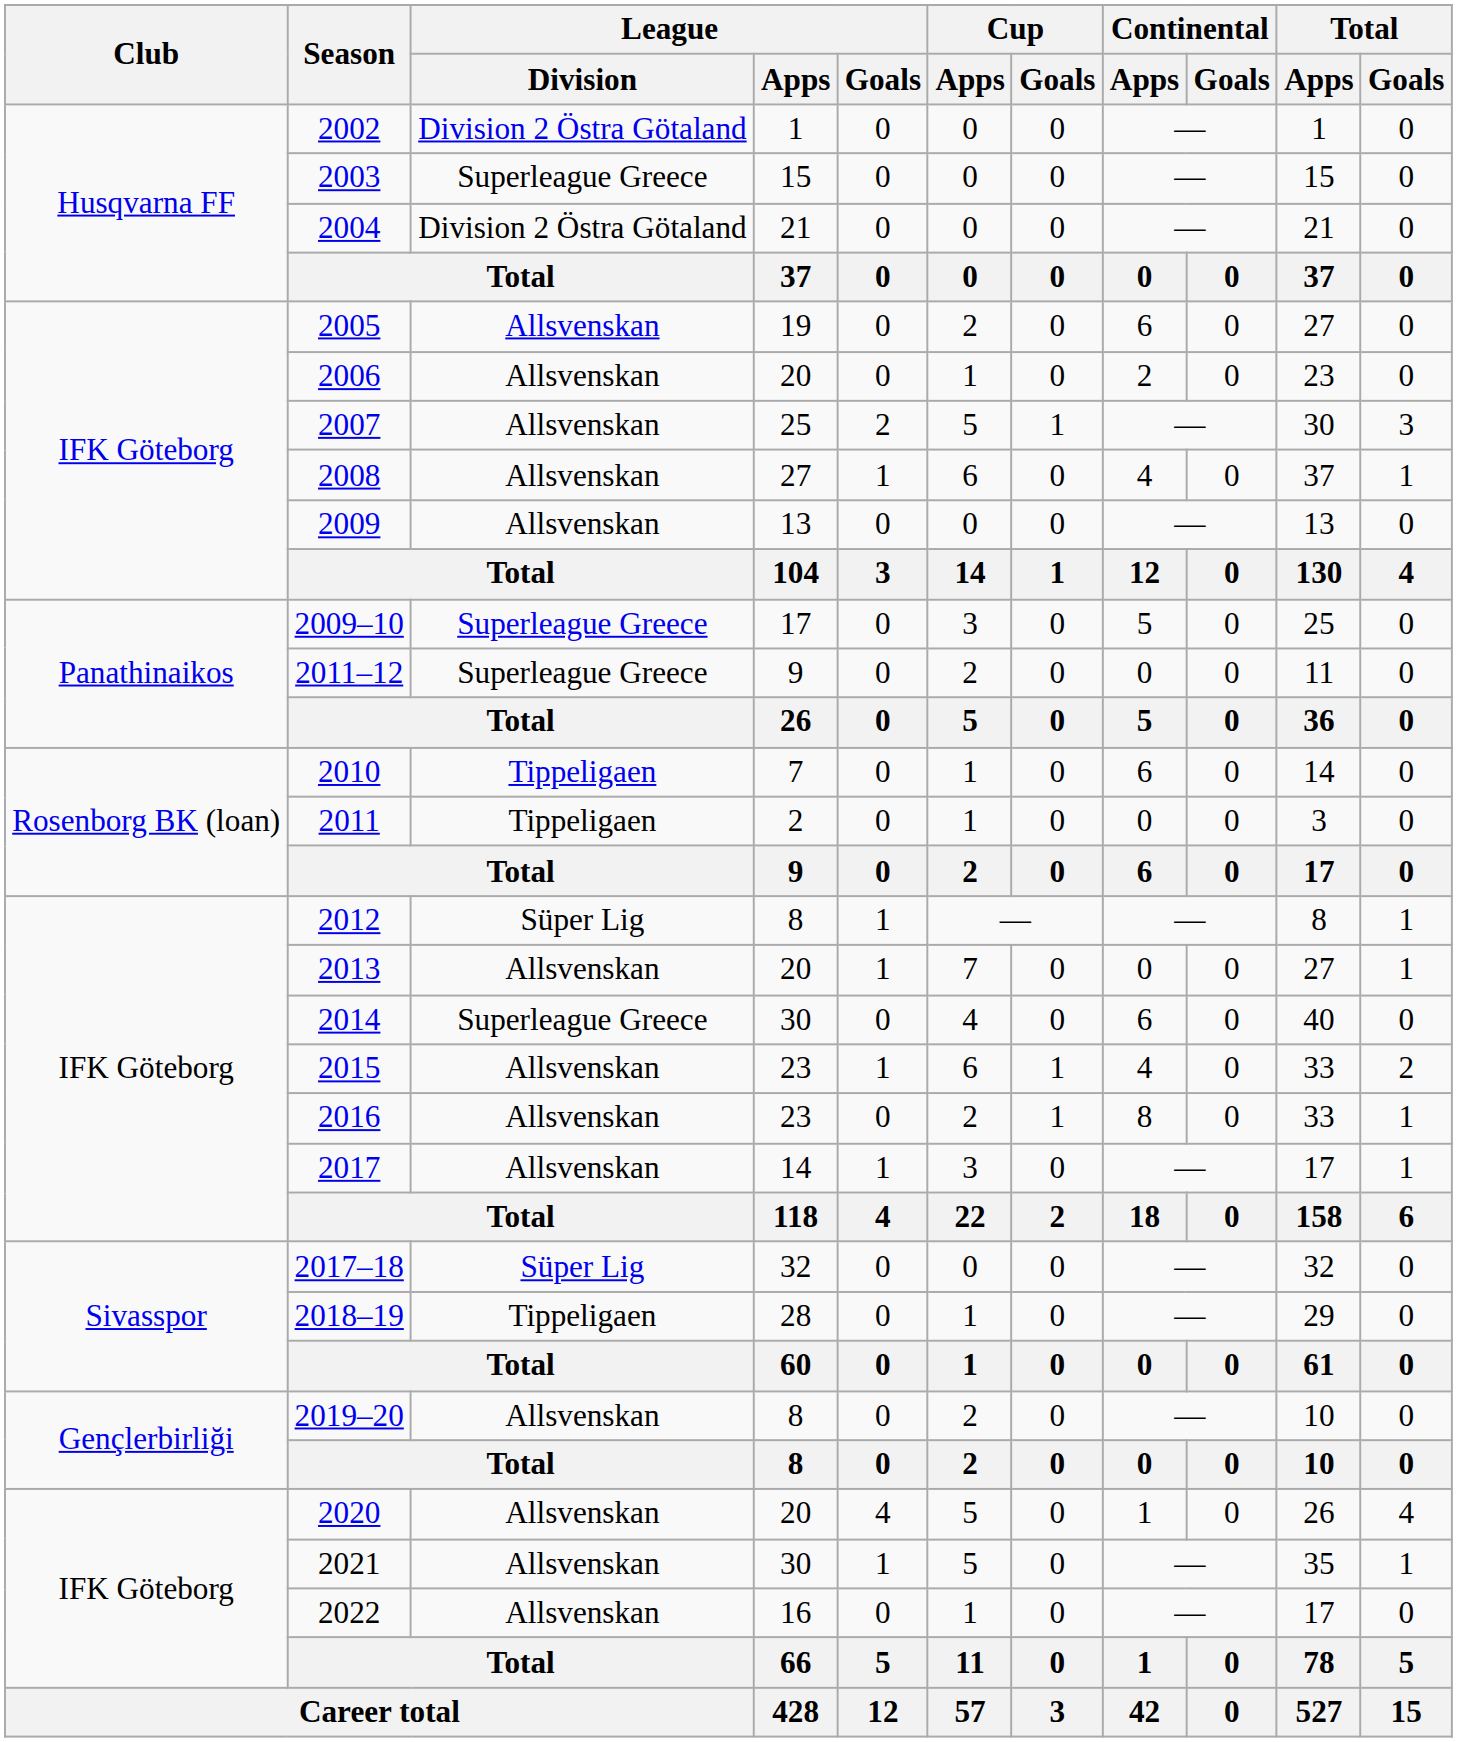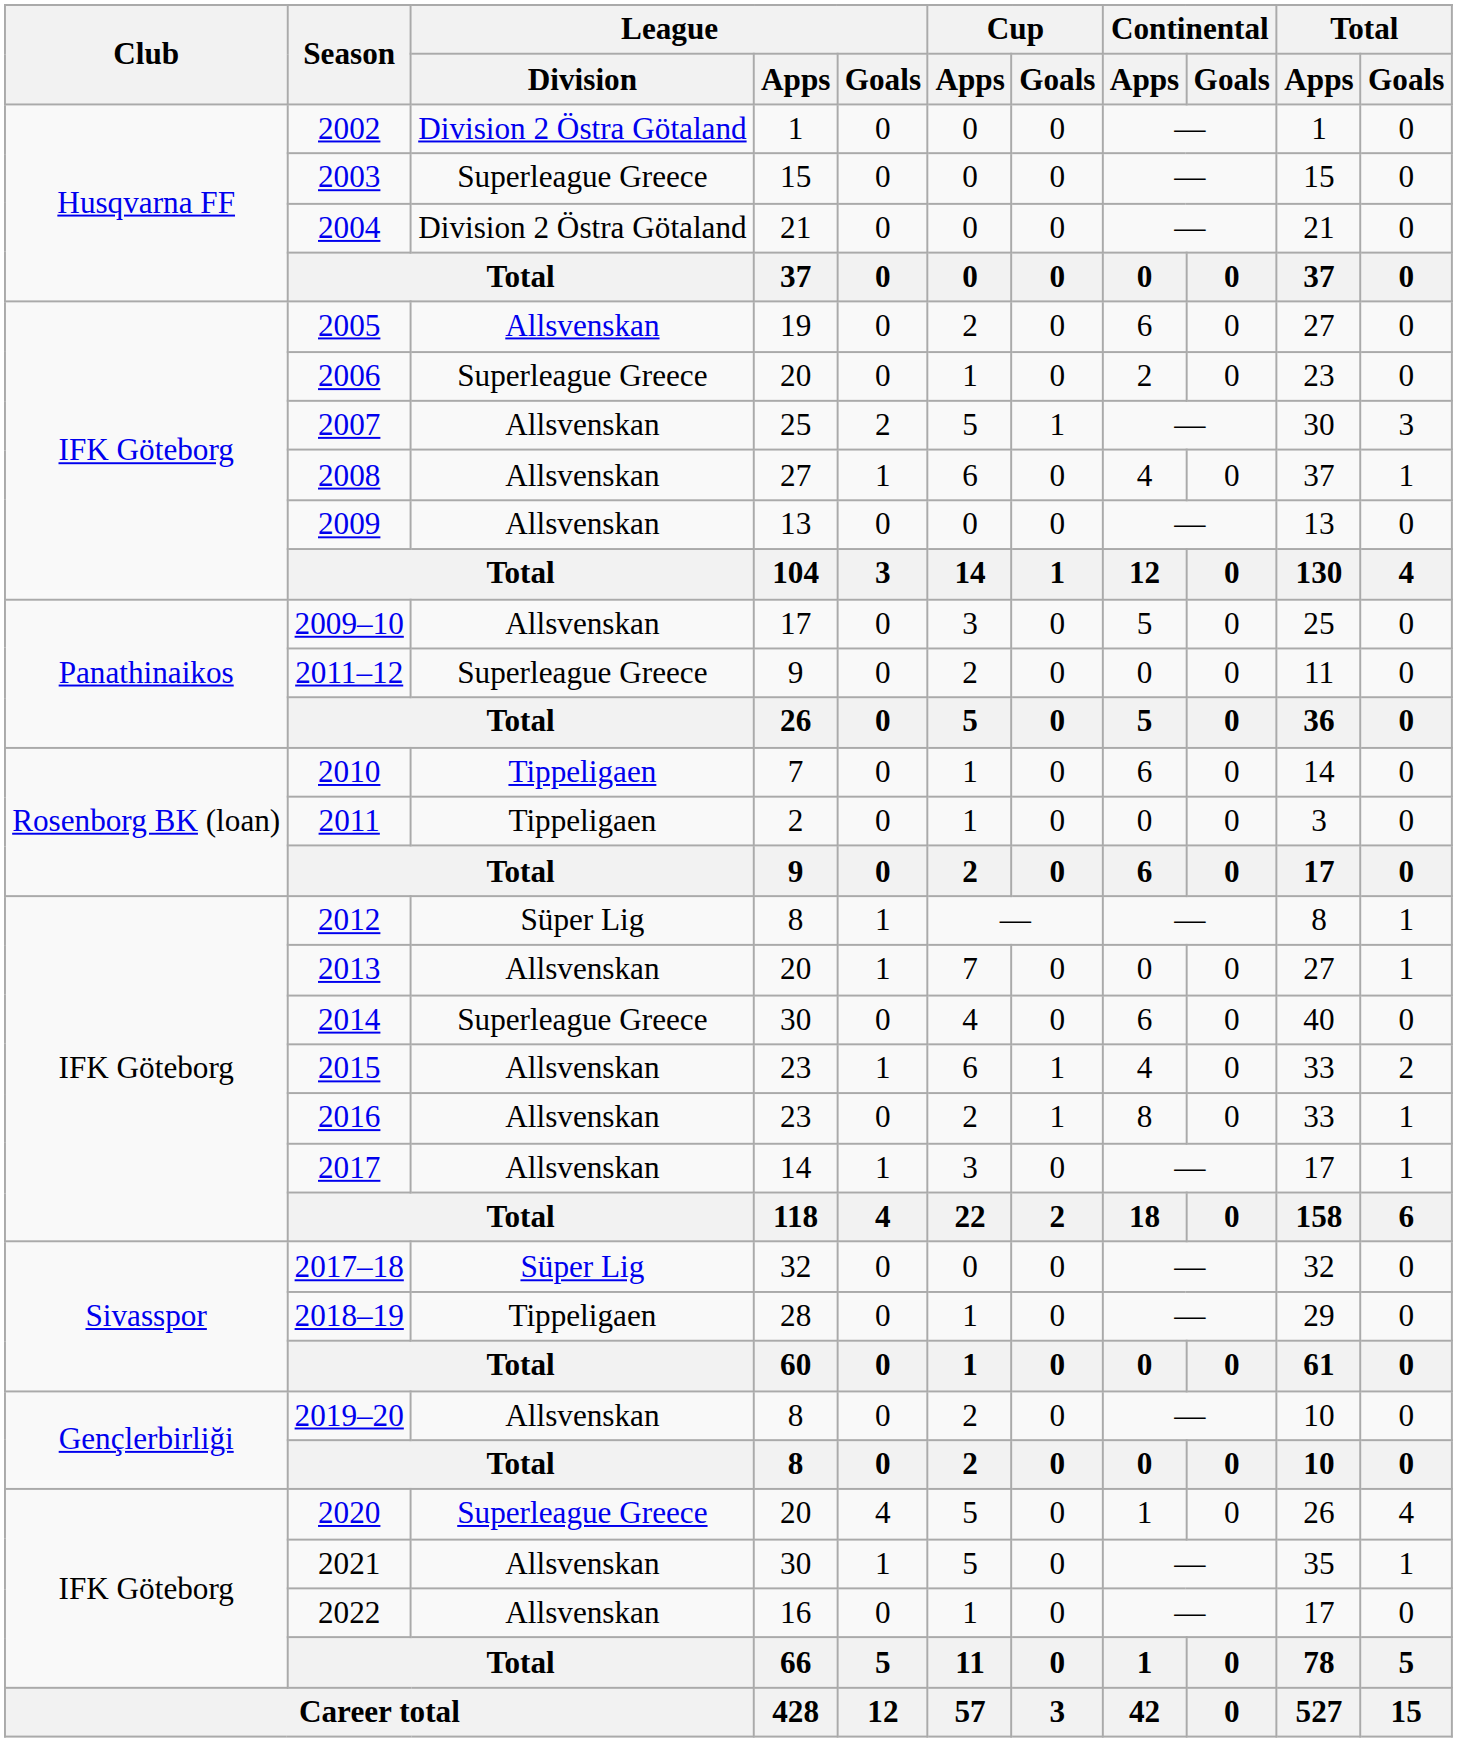(582, 375) Allsvenskan -> (582, 375) Superleague Greece
(582, 623) Superleague Greece -> (582, 623) Allsvenskan
(582, 1513) Allsvenskan -> (582, 1513) Superleague Greece
